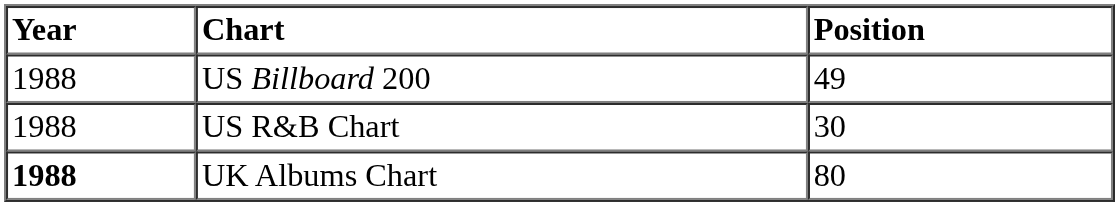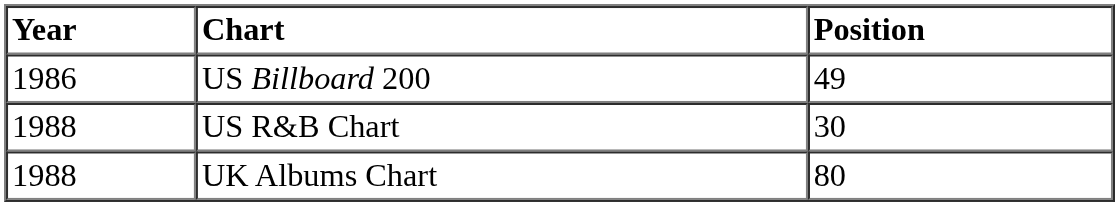(44, 78) 1988 -> (44, 78) 1986
(44, 175) bold -> (44, 175) normal
